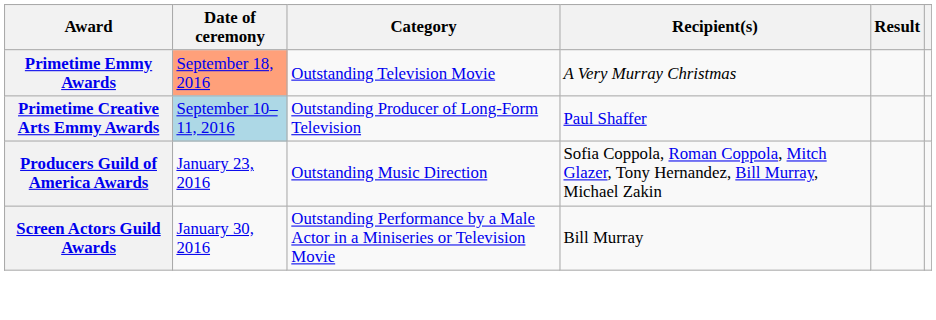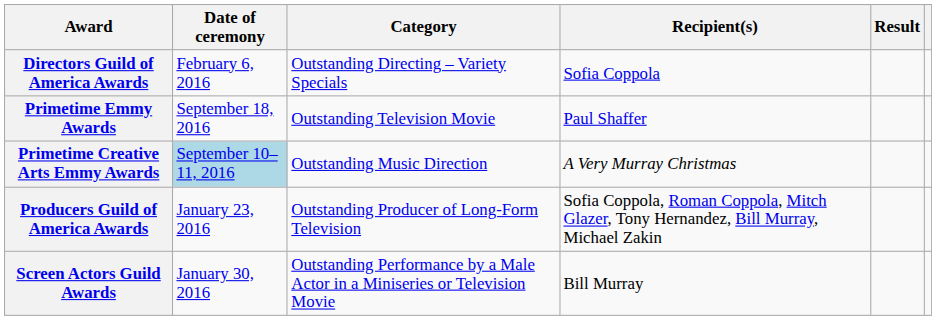+ row: (89, 72)
(225, 72) lightsalmon background -> (225, 118) no background
(650, 72) A Very Murray Christmas -> (605, 118) Paul Shaffer
(415, 118) Outstanding Producer of Long-Form Television -> (389, 163) Outstanding Music Direction
(605, 118) Paul Shaffer -> (650, 163) A Very Murray Christmas
(389, 173) Outstanding Music Direction -> (415, 218) Outstanding Producer of Long-Form Television
